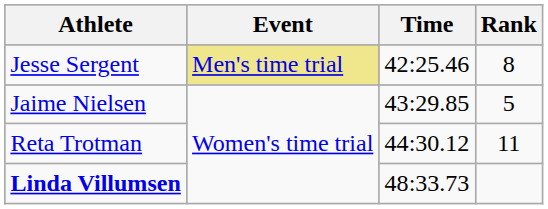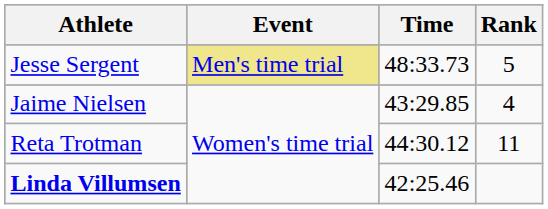(427, 64) 42:25.46 -> (427, 64) 48:33.73
(509, 64) 8 -> (509, 64) 5
(509, 104) 5 -> (509, 104) 4
(427, 183) 48:33.73 -> (427, 183) 42:25.46
